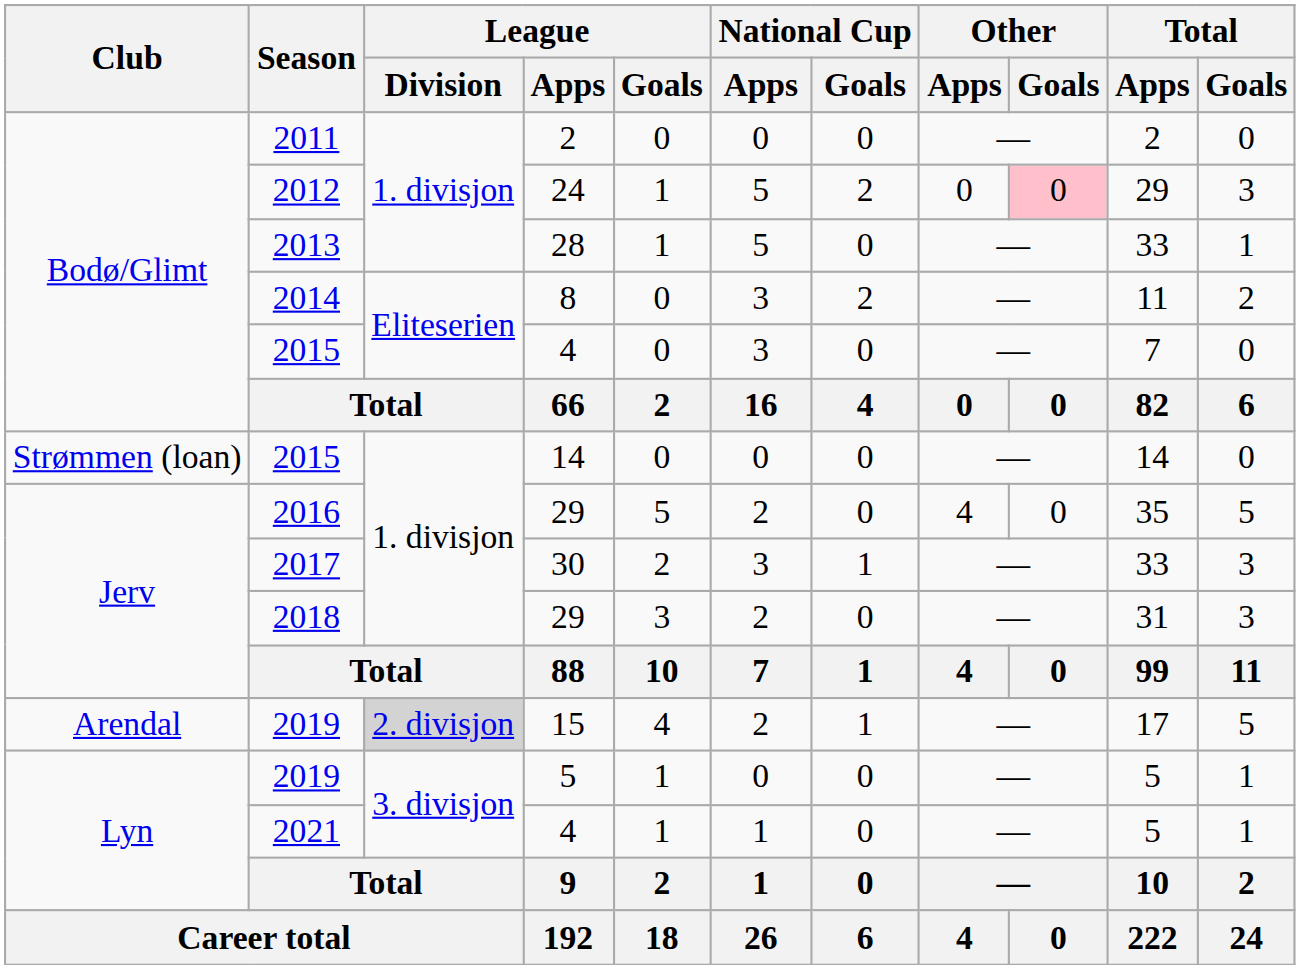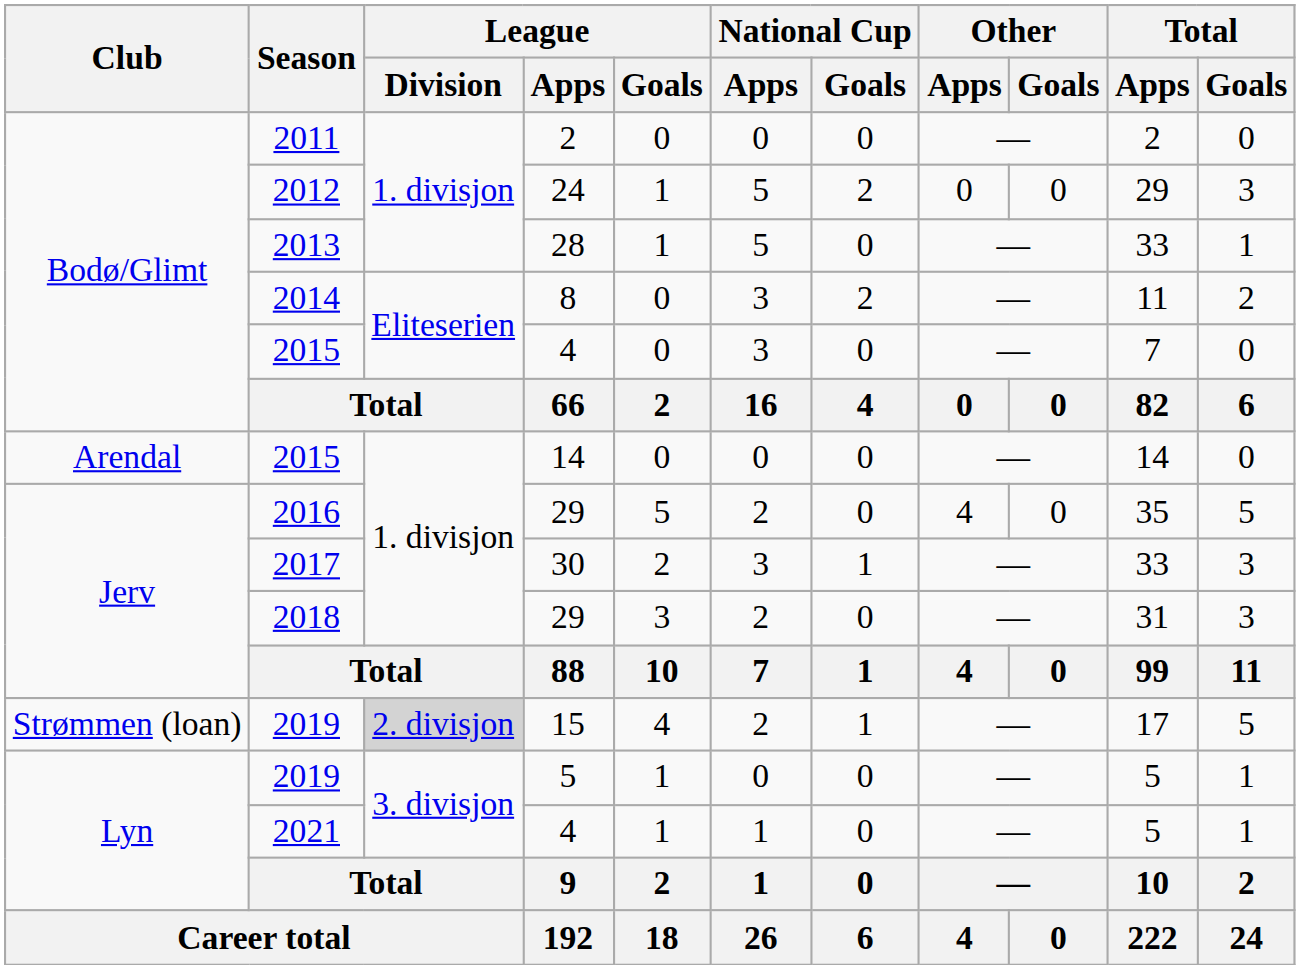(1058, 191) pink background -> (1058, 191) no background
(127, 457) Strømmen (loan) -> (127, 457) Arendal
(127, 723) Arendal -> (127, 723) Strømmen (loan)
